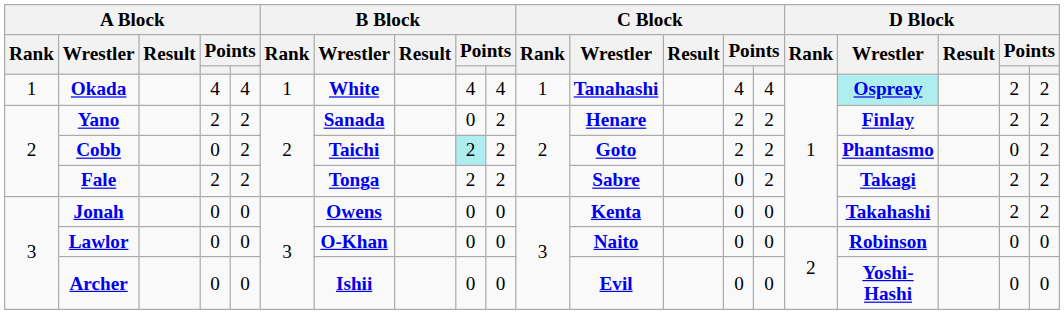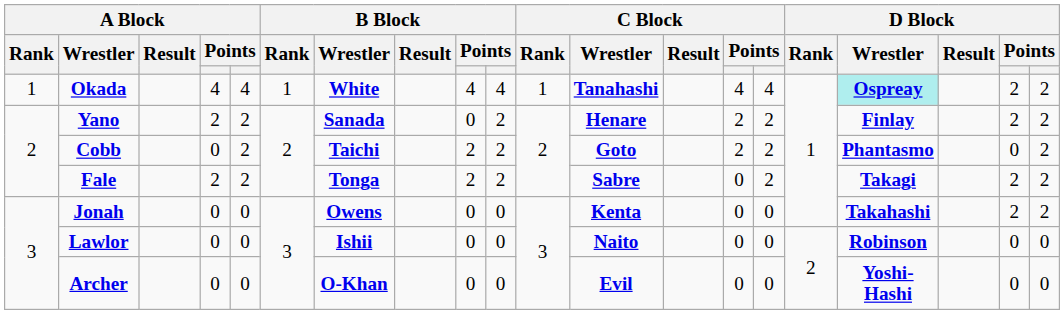(471, 150) paleturquoise background -> (471, 150) no background
(354, 241) O-Khan -> (354, 241) Ishii
(354, 282) Ishii -> (354, 282) O-Khan
